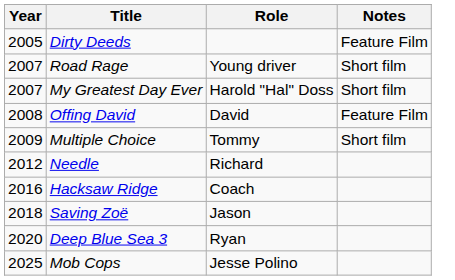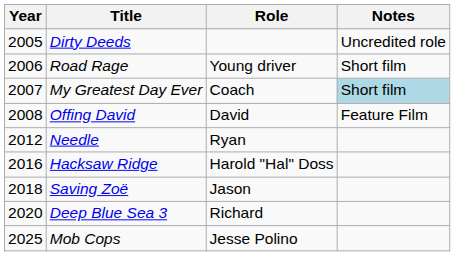(384, 41) Feature Film -> (393, 41) Uncredited role
(25, 66) 2007 -> (25, 66) 2006
(272, 90) Harold "Hal" Doss -> (232, 90) Coach
(373, 90) no background -> (373, 90) lightblue background
- row: (103, 139)
(236, 164) Richard -> (228, 139) Ryan
(232, 189) Coach -> (272, 164) Harold "Hal" Doss
(228, 238) Ryan -> (236, 213) Richard
